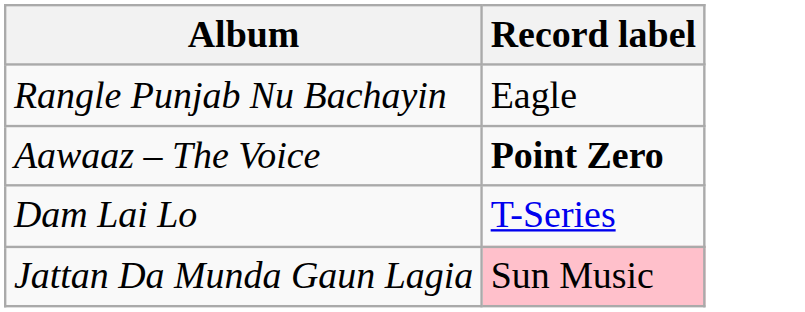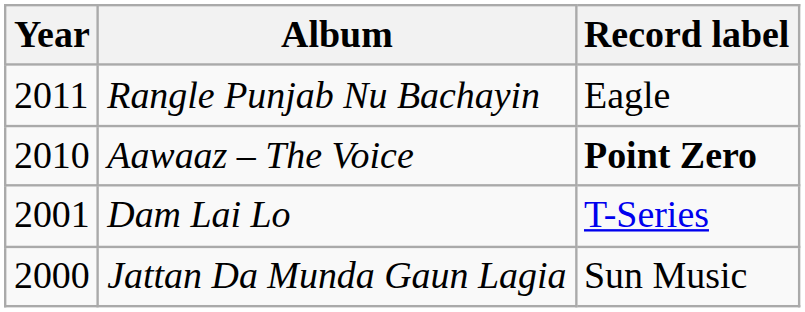+ column: (52, 34)
(572, 275) pink background -> (666, 275) no background
